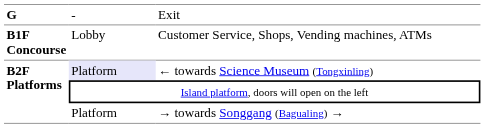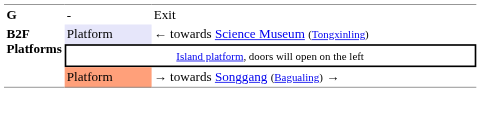- row: (295, 35)
(94, 113) no background -> (90, 77) lightsalmon background
